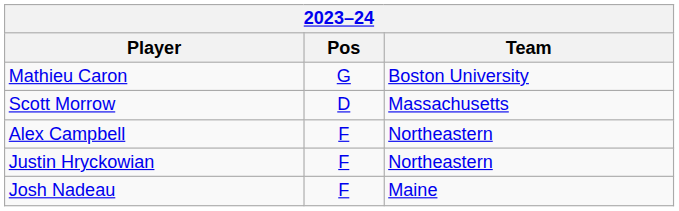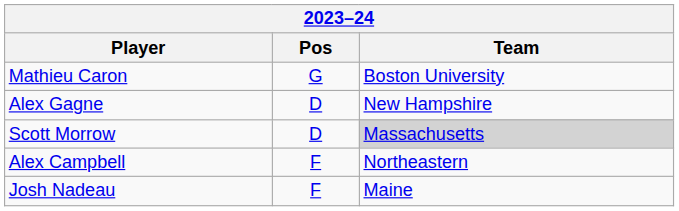+ row: (56, 104)
(449, 104) no background -> (424, 133) lightgrey background
- row: (82, 162)
